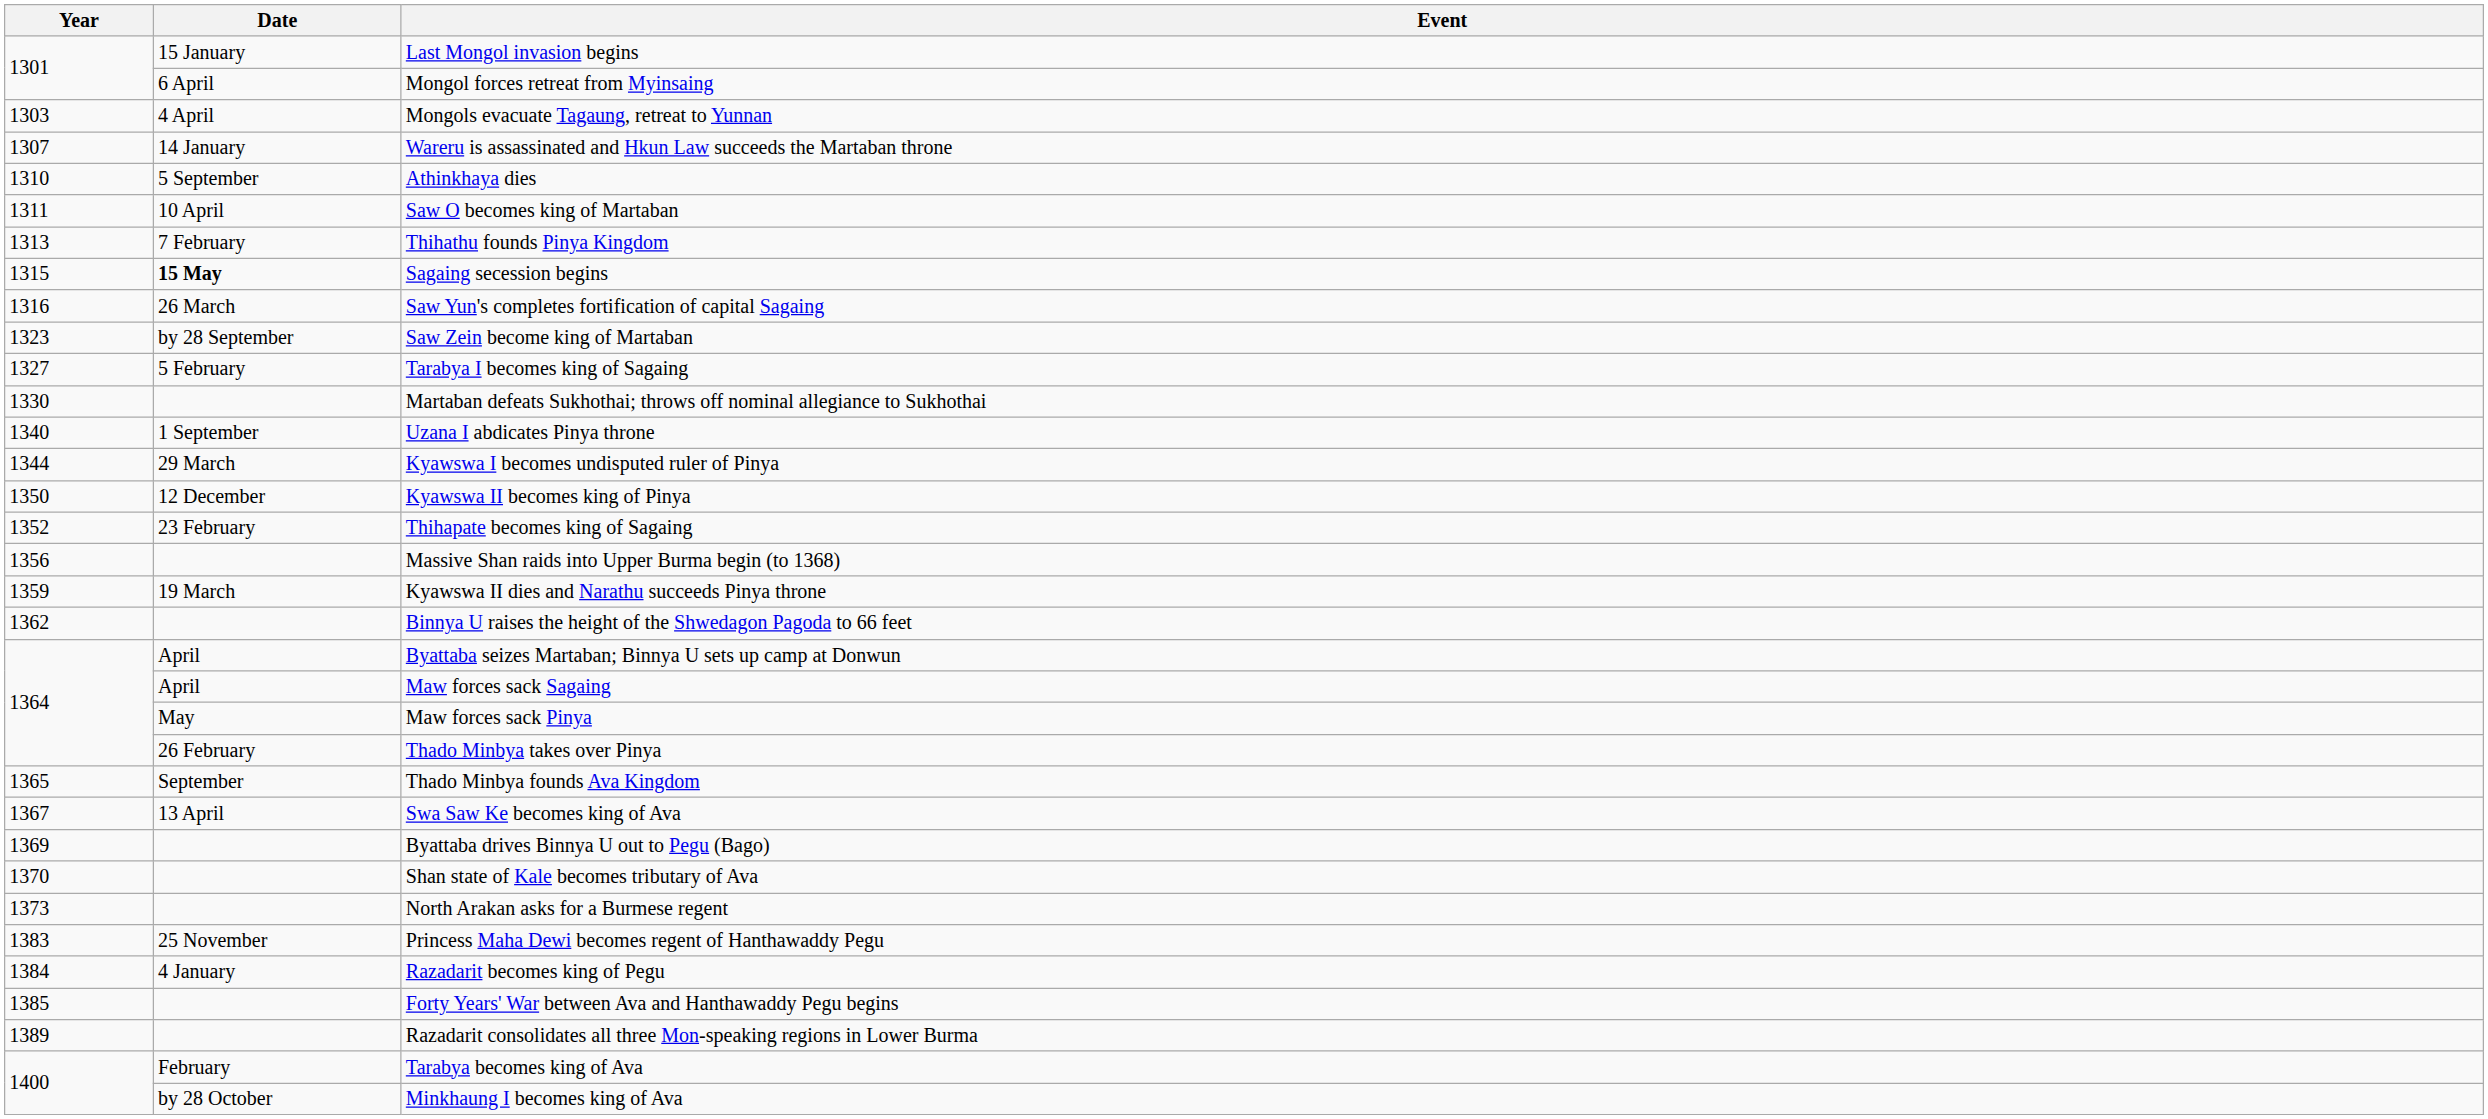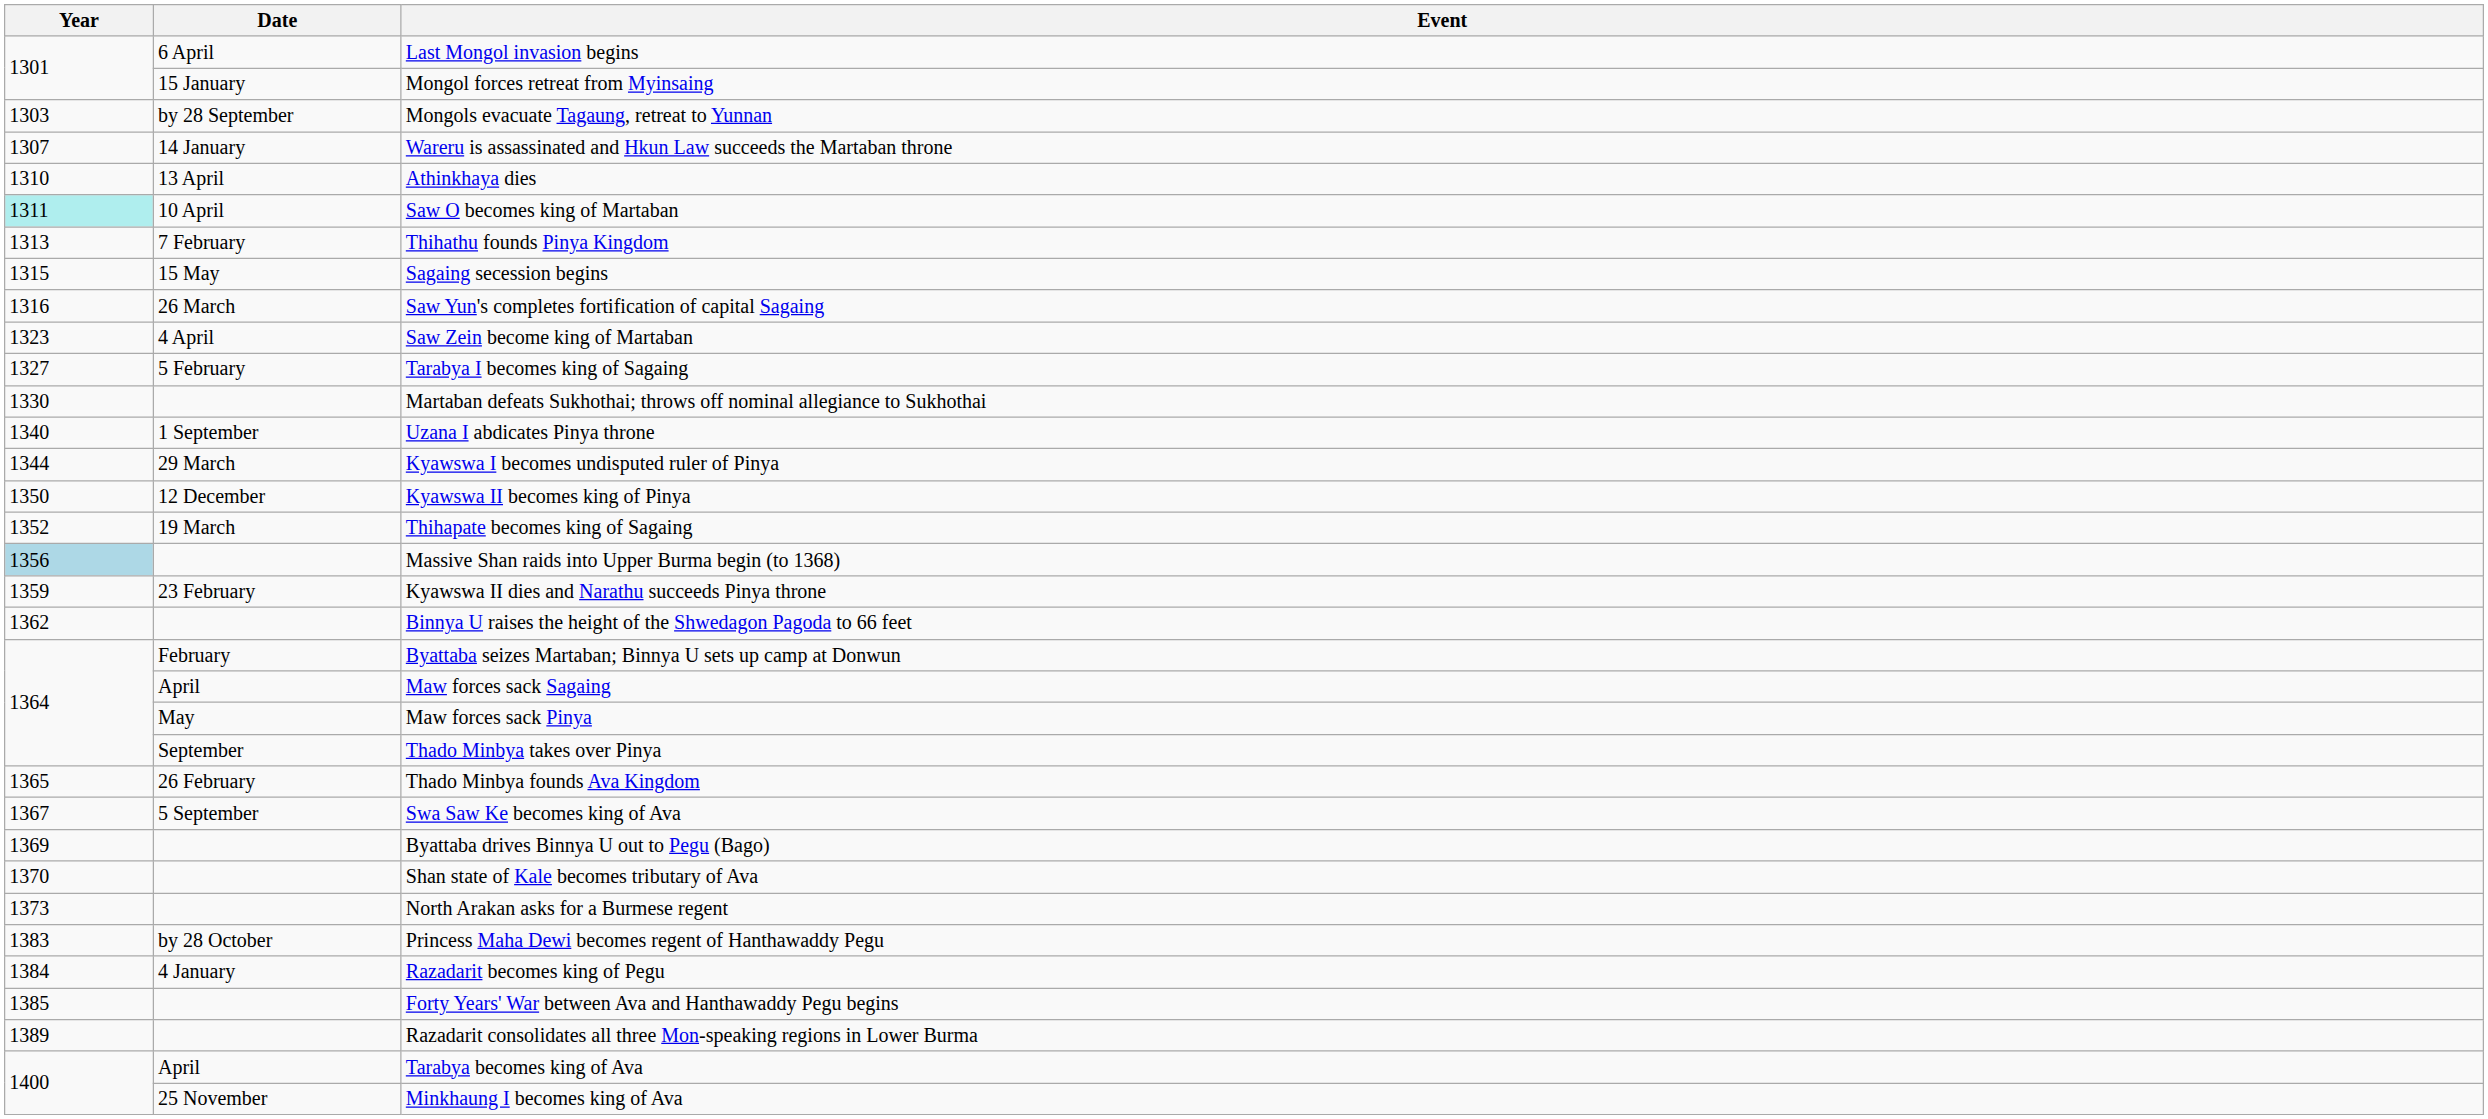(202, 52) 15 January -> (186, 52) 6 April
(186, 83) 6 April -> (202, 83) 15 January
(186, 115) 4 April -> (226, 115) by 28 September
(208, 178) 5 September -> (191, 178) 13 April
(29, 210) no background -> (29, 210) paleturquoise background
(190, 274) bold -> (189, 274) normal
(226, 337) by 28 September -> (186, 337) 4 April
(207, 527) 23 February -> (197, 527) 19 March
(29, 559) no background -> (29, 559) lightblue background
(197, 591) 19 March -> (207, 591) 23 February
(179, 654) April -> (194, 654) February
(207, 749) 26 February -> (201, 749) September
(201, 781) September -> (207, 781) 26 February
(191, 813) 13 April -> (208, 813) 5 September
(213, 940) 25 November -> (215, 940) by 28 October
(194, 1067) February -> (179, 1067) April
(215, 1098) by 28 October -> (213, 1098) 25 November
